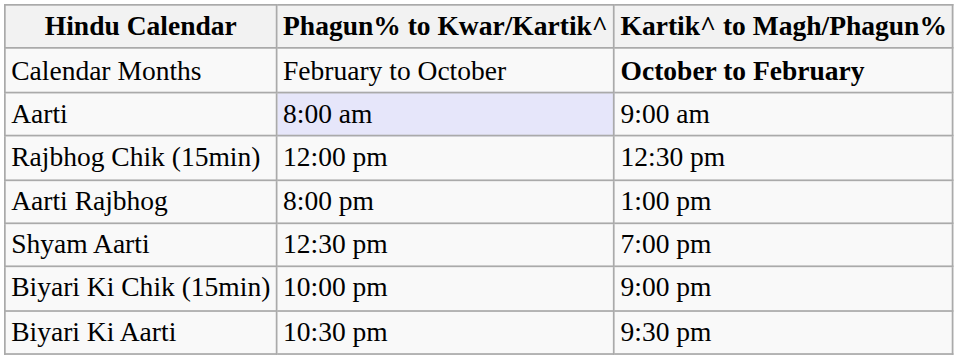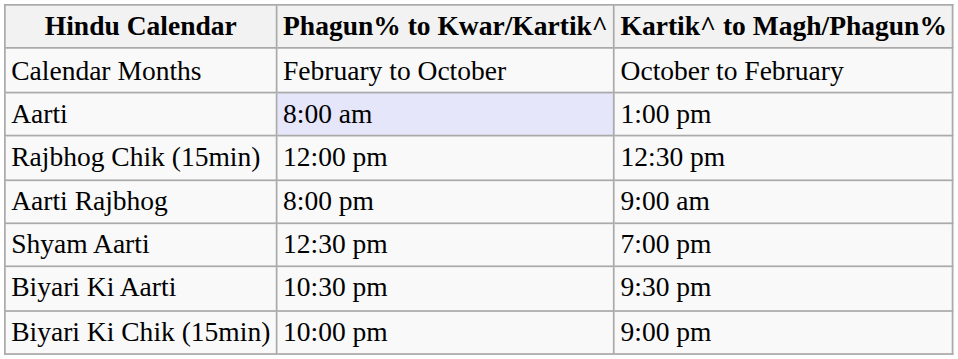(743, 69) bold -> (732, 69) normal
(665, 113) 9:00 am -> (666, 113) 1:00 pm
(666, 200) 1:00 pm -> (665, 200) 9:00 am
rows swapped: (141, 288) <-> (94, 331)
